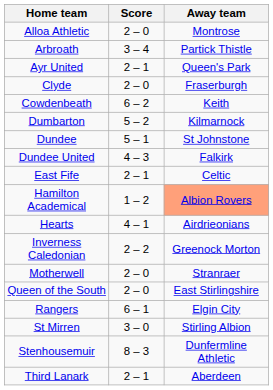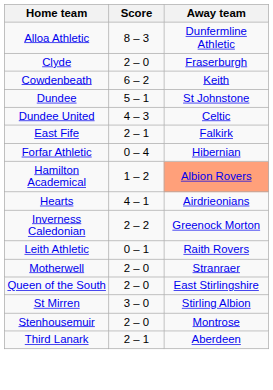(136, 31) 2 – 0 -> (136, 37) 8 – 3
(216, 31) Montrose -> (216, 37) Dunfermline Athletic
- row: (57, 49)
- row: (57, 67)
- row: (57, 121)
(216, 157) Falkirk -> (216, 116) Celtic
(216, 175) Celtic -> (216, 134) Falkirk
+ row: (57, 152)
+ row: (57, 250)
- row: (57, 309)
(136, 351) 8 – 3 -> (136, 322) 2 – 0
(216, 351) Dunfermline Athletic -> (216, 322) Montrose
